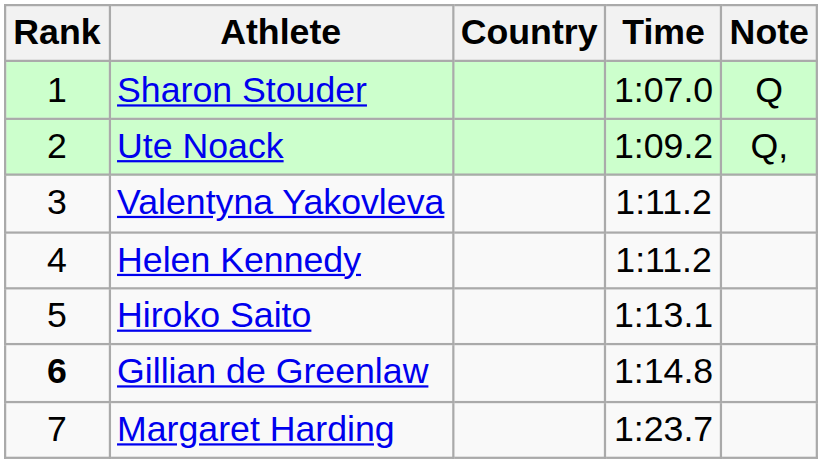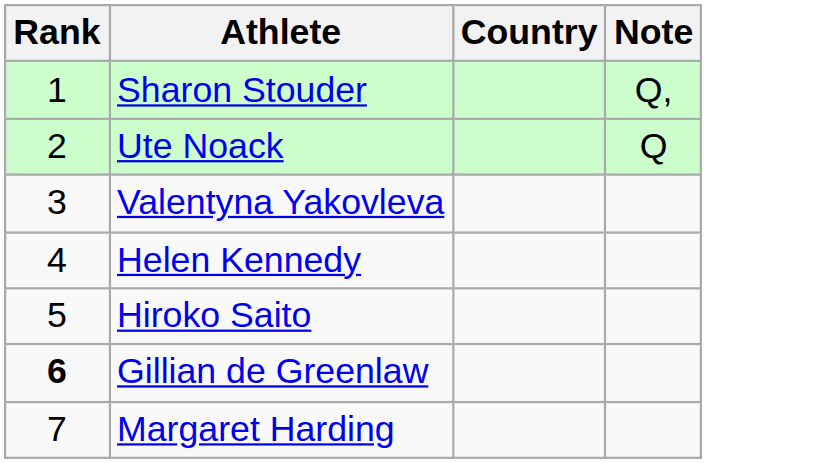- column: (664, 32)
(769, 89) Q -> (654, 89) Q,
(769, 145) Q, -> (654, 145) Q
